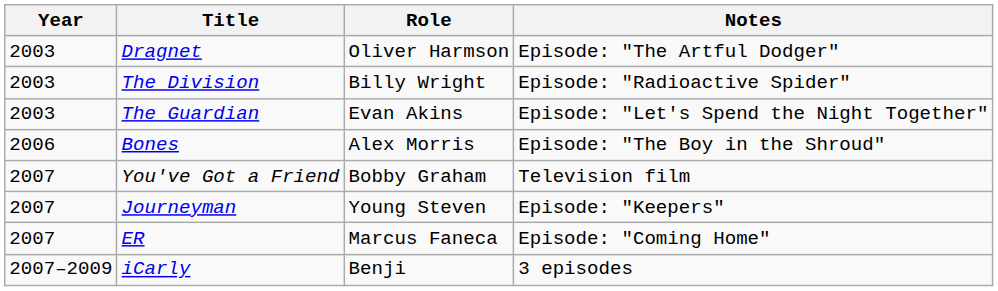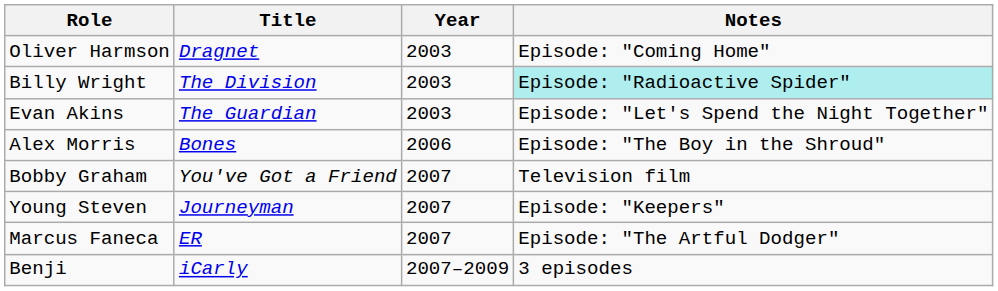columns swapped: (61, 20) <-> (429, 20)
(679, 51) Episode: "The Artful Dodger" -> (644, 51) Episode: "Coming Home"
(685, 83) no background -> (685, 83) paleturquoise background
(644, 238) Episode: "Coming Home" -> (679, 238) Episode: "The Artful Dodger"
